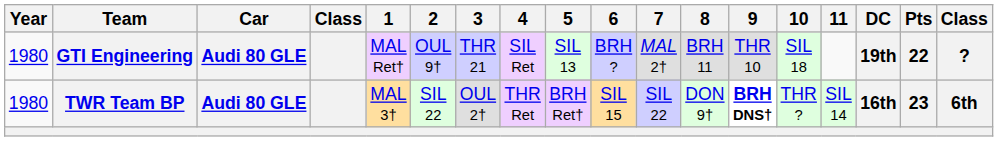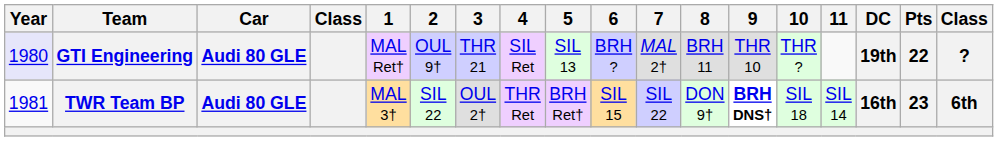(28, 56) no background -> (28, 56) lavender background
(799, 55) SIL 18 -> (799, 55) THR ?
(28, 103) 1980 -> (28, 103) 1981
(799, 103) THR ? -> (799, 103) SIL 18
